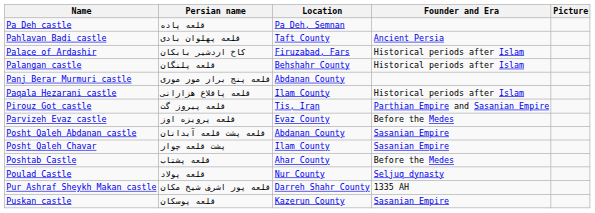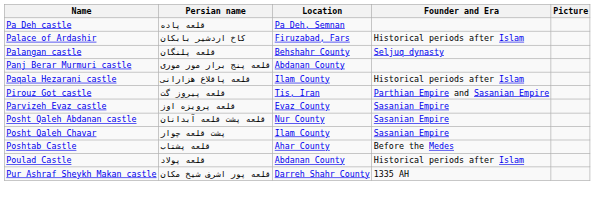- row: (56, 38)
(449, 65) Historical periods after Islam -> (409, 52) Seljuq dynasty
(414, 120) Before the Medes -> (411, 106) Sasanian Empire
(310, 133) Abdanan County -> (300, 120) Nur County
(300, 174) Nur County -> (310, 160) Abdanan County
(409, 174) Seljuq dynasty -> (449, 160) Historical periods after Islam
- row: (39, 201)
